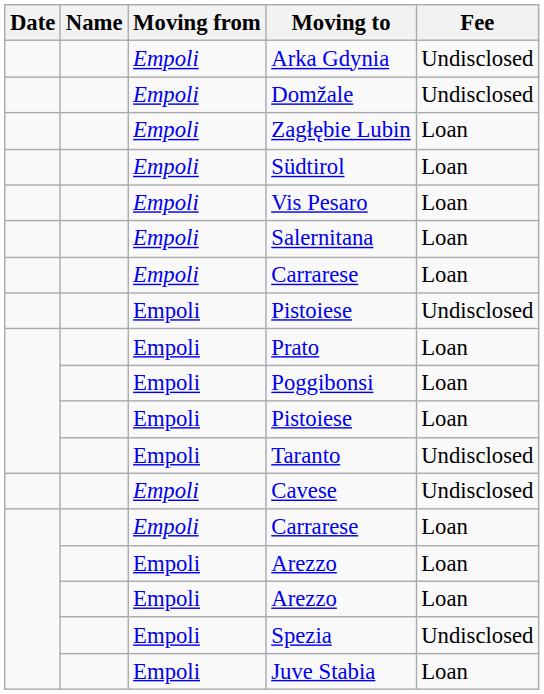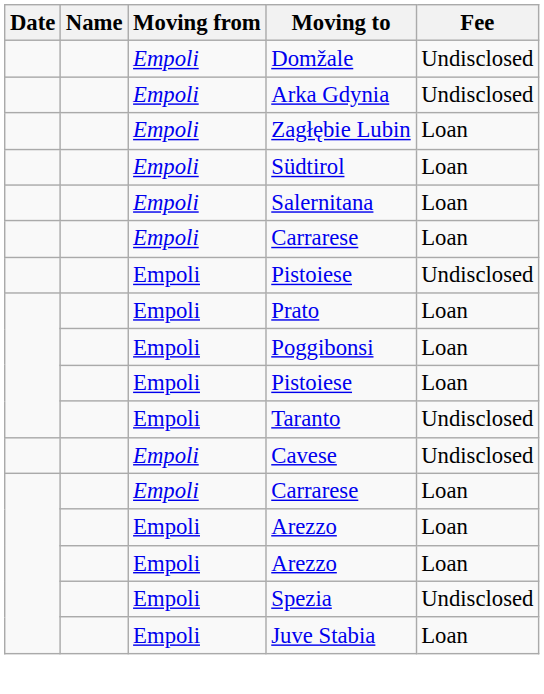rows swapped: (33, 95) <-> (33, 59)
- row: (33, 203)
